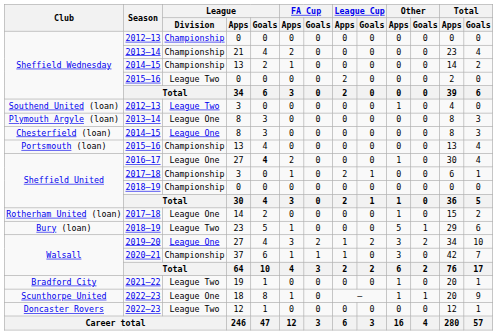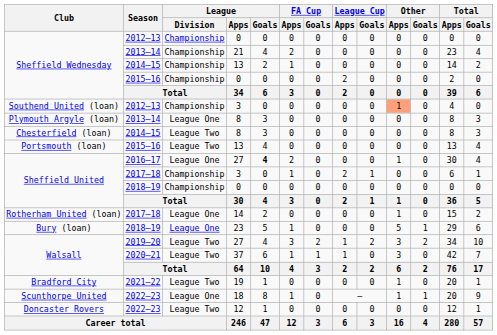(195, 79) League Two -> (195, 79) Championship
(195, 106) League Two -> (195, 106) Championship
(399, 106) no background -> (399, 106) lightsalmon background
(195, 133) League One -> (195, 133) League Two
(195, 147) Championship -> (195, 147) League Two
(195, 228) League Two -> (195, 228) League One
(195, 242) League One -> (195, 242) League Two
(195, 255) Championship -> (195, 255) League Two
